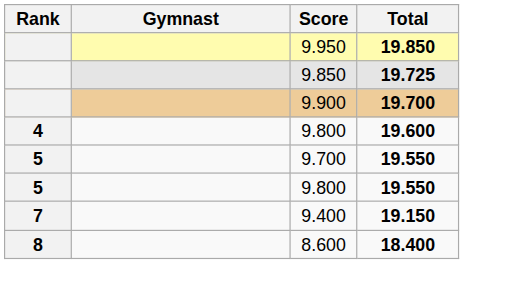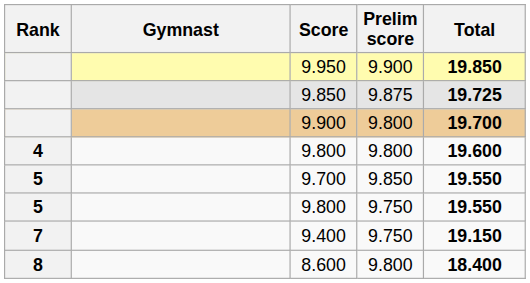+ column: (390, 29)
